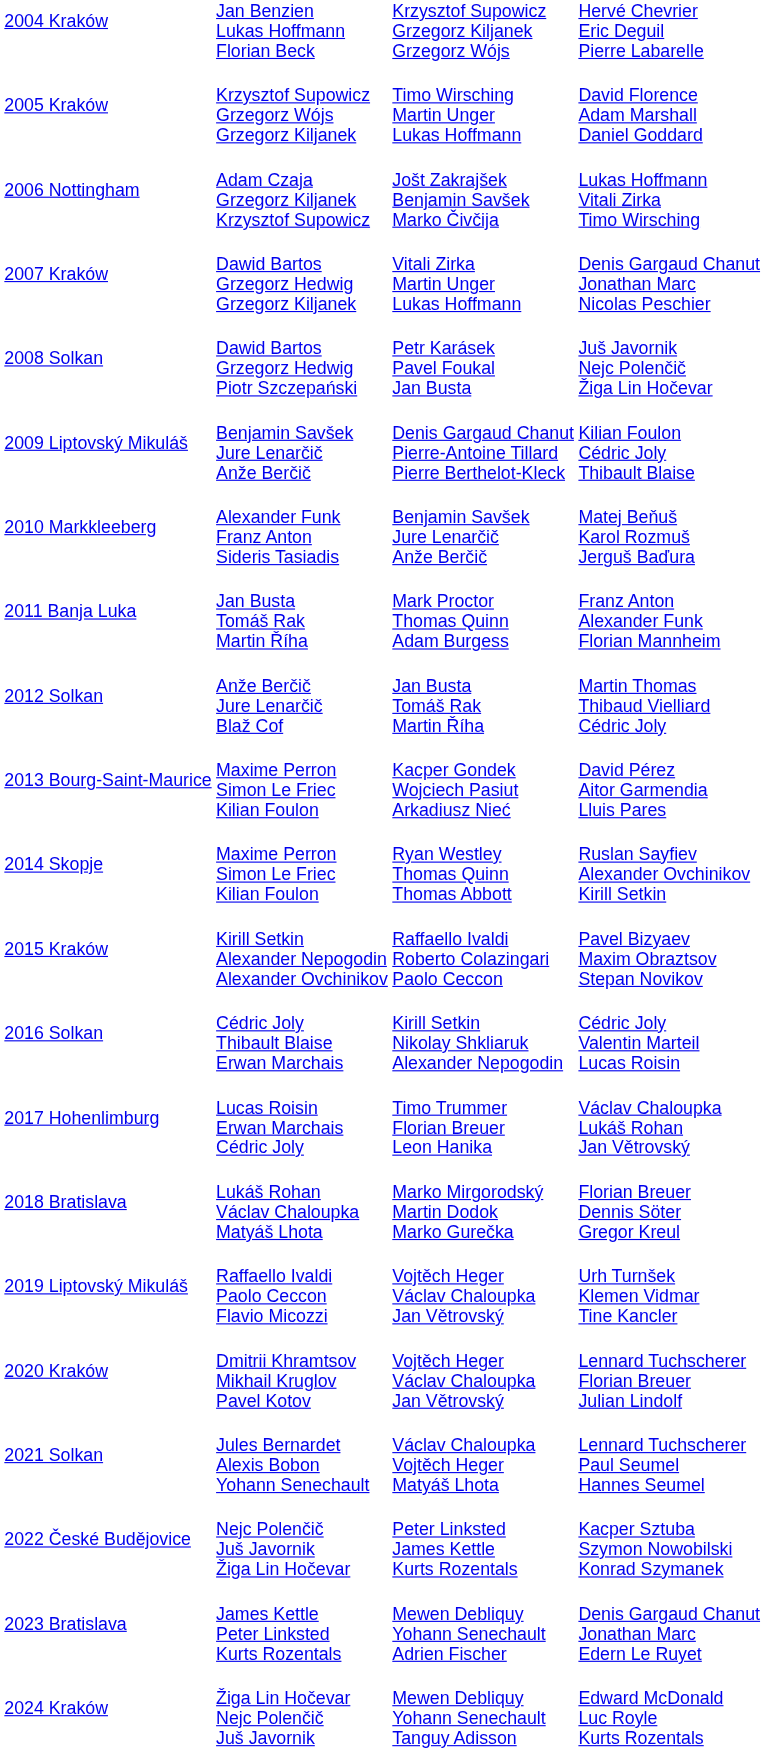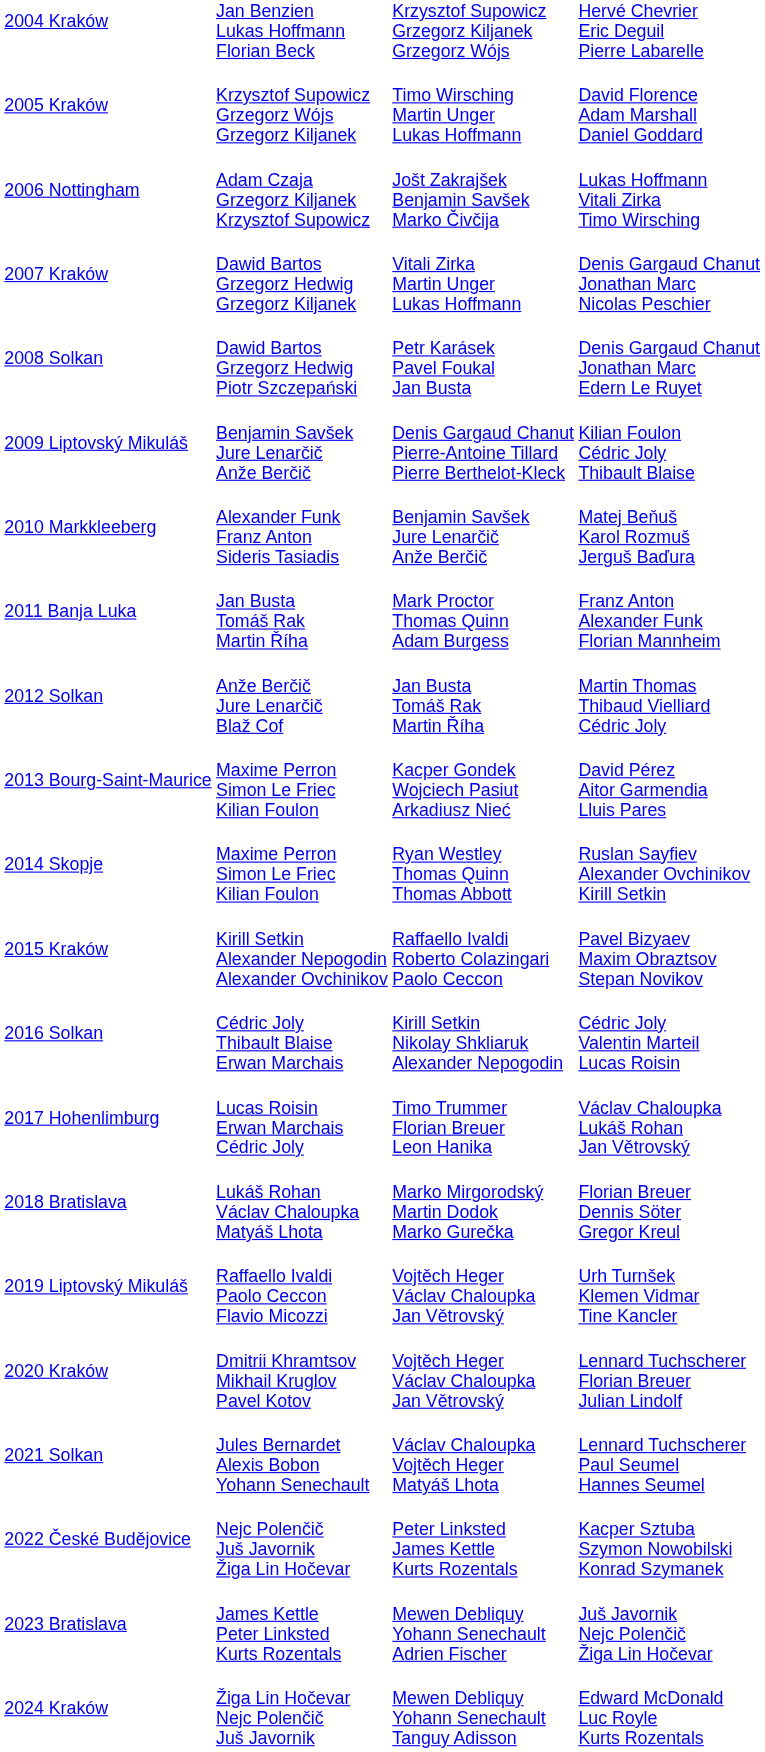(646, 368) Juš Javornik Nejc Polenčič Žiga Lin Hočevar -> (669, 368) Denis Gargaud Chanut Jonathan Marc Edern Le Ruyet
(669, 1634) Denis Gargaud Chanut Jonathan Marc Edern Le Ruyet -> (646, 1634) Juš Javornik Nejc Polenčič Žiga Lin Hočevar
